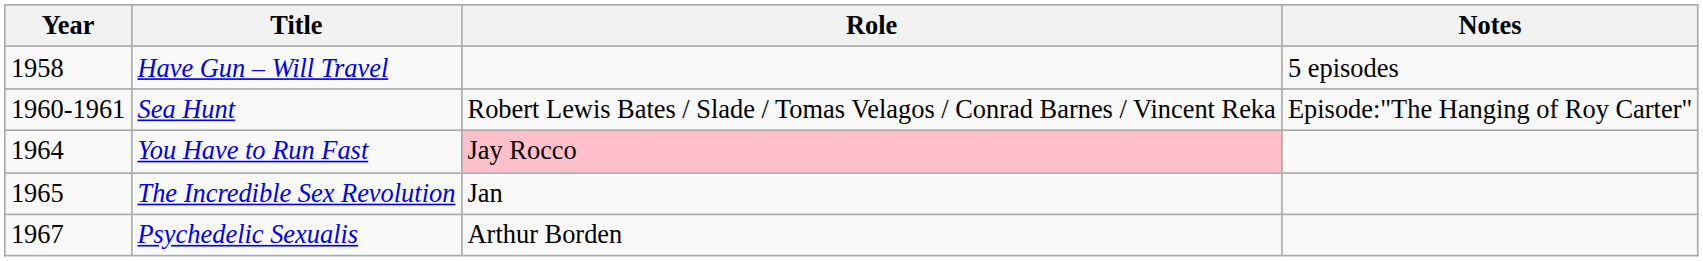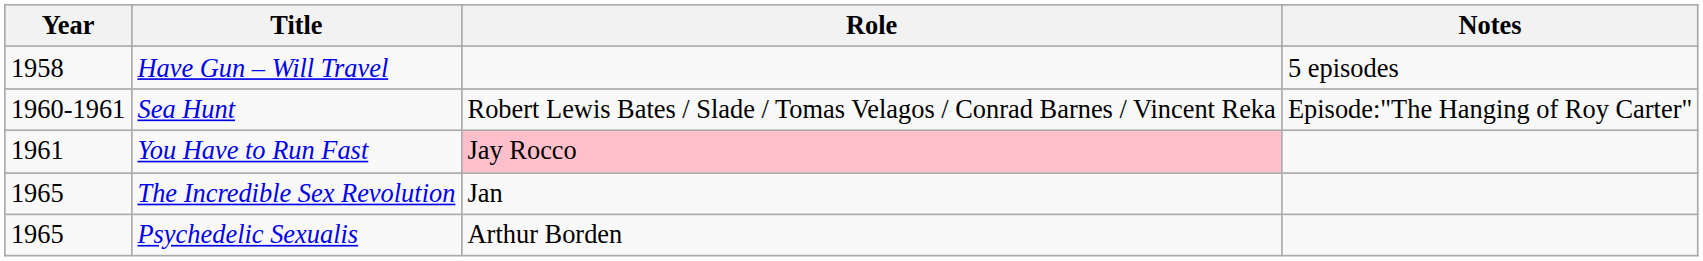(37, 151) 1964 -> (37, 151) 1961
(37, 234) 1967 -> (37, 234) 1965
